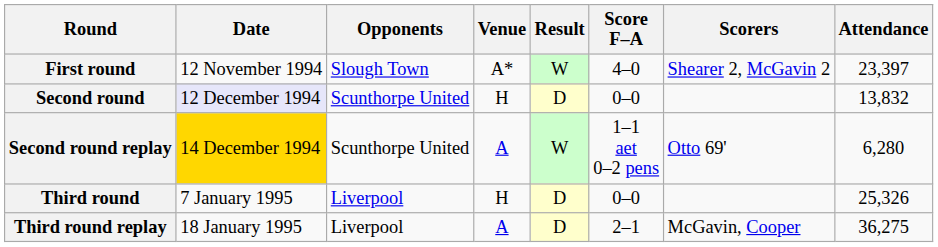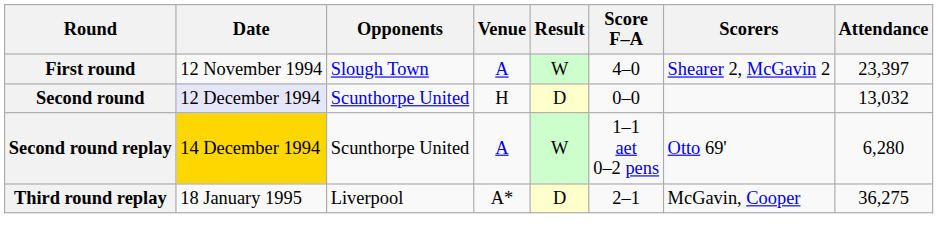(502, 68) A* -> (502, 68) A
(884, 98) 13,832 -> (884, 98) 13,032
- row: (90, 197)
(502, 227) A -> (502, 197) A*
